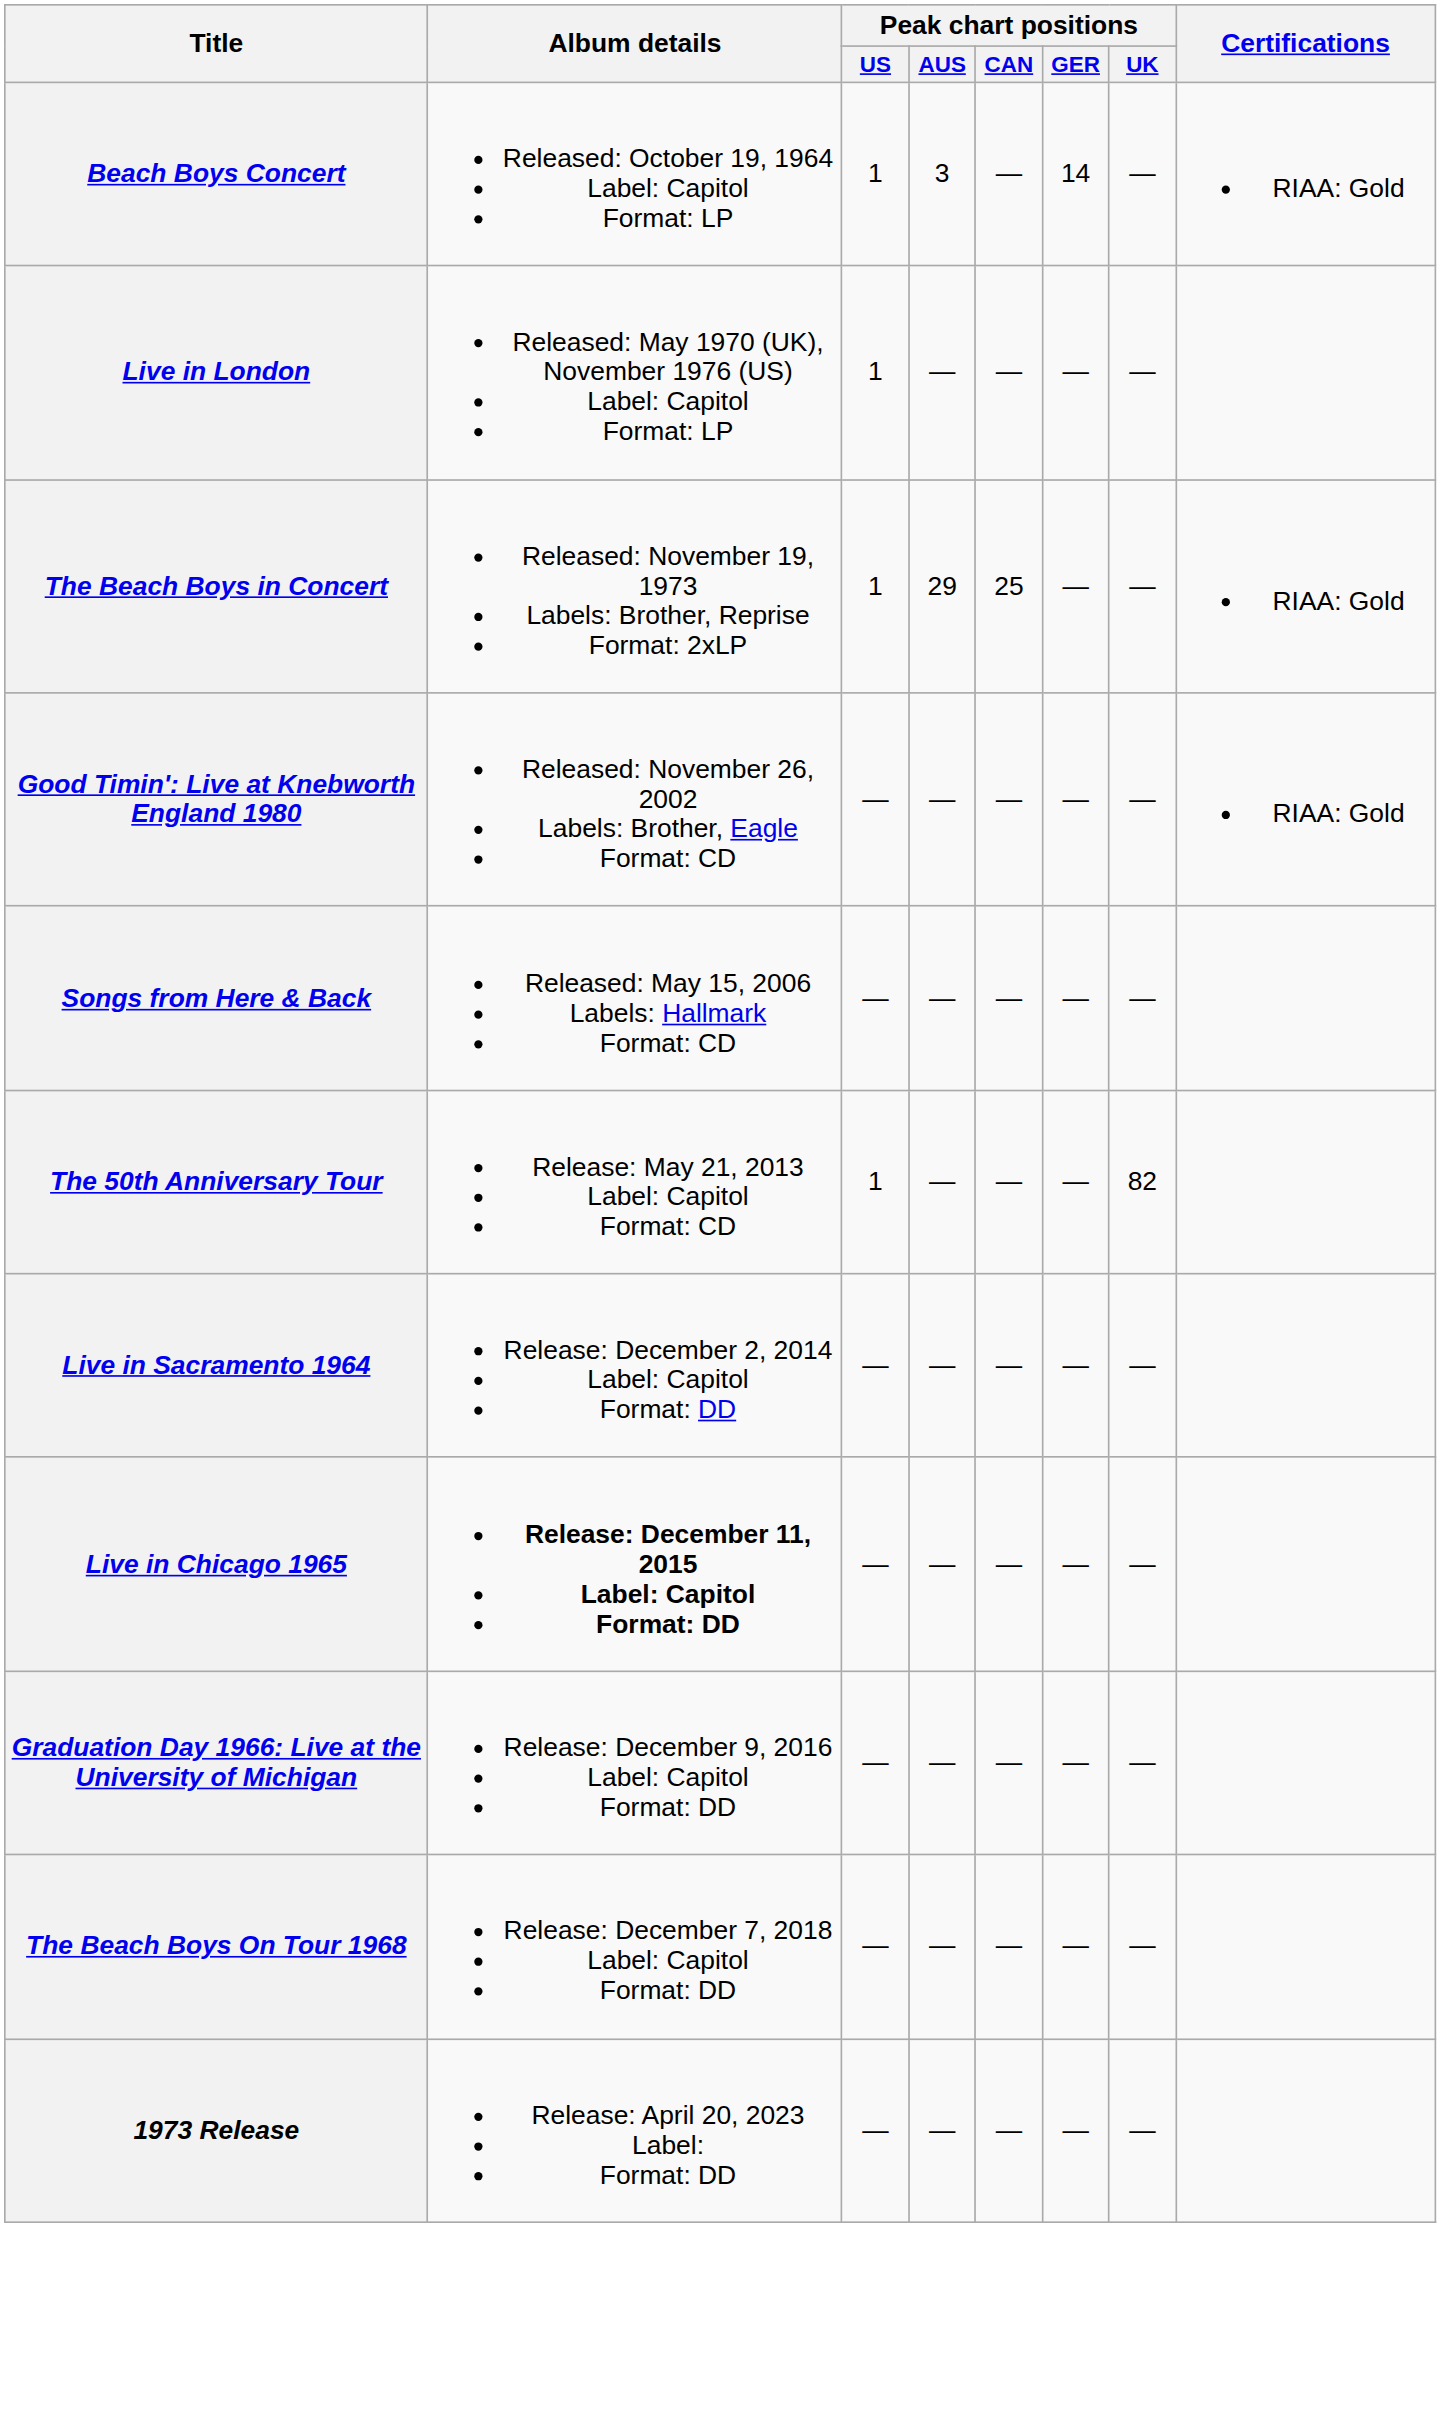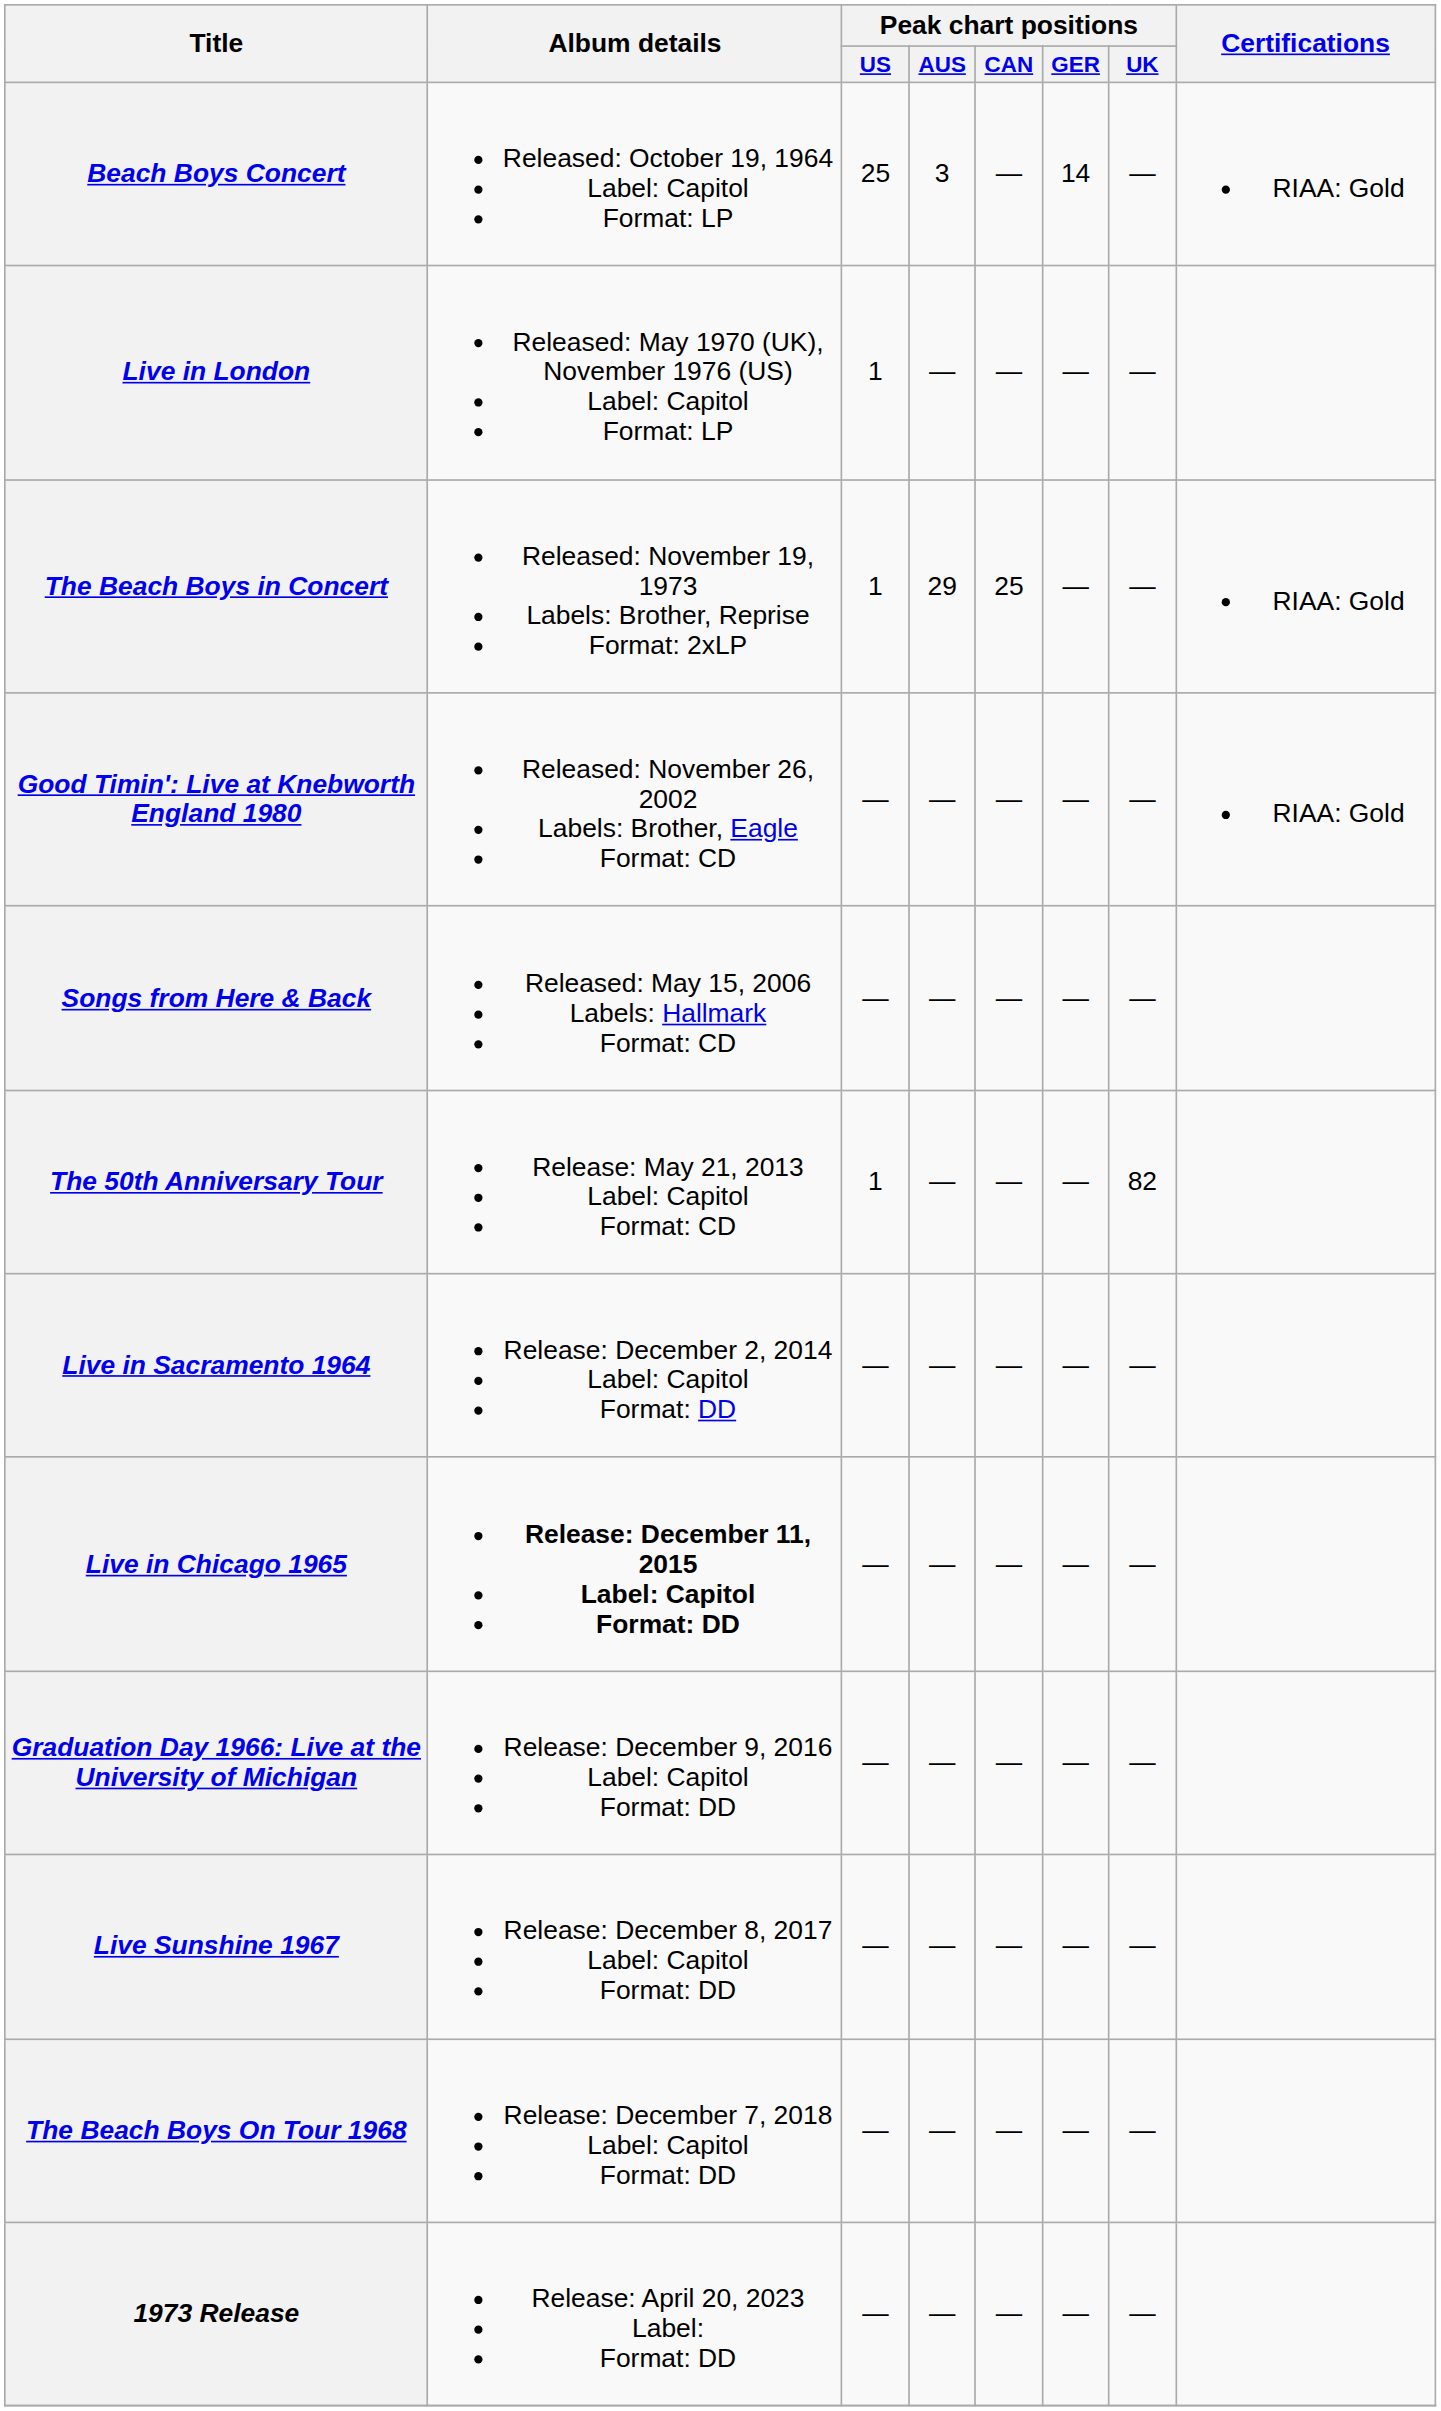(875, 173) 1 -> (875, 173) 25
+ row: (216, 1946)
